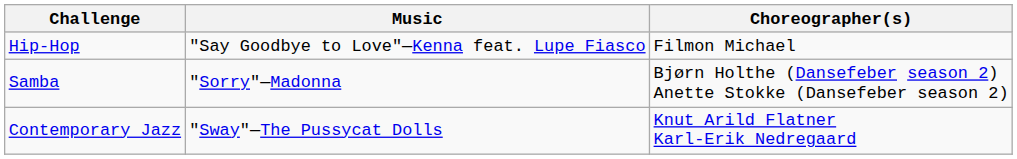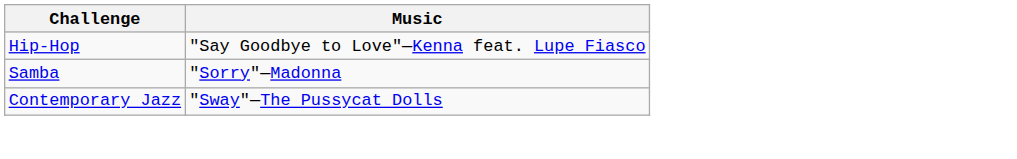- column: (831, 18)
